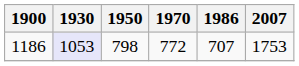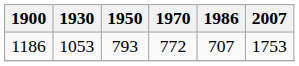(77, 46) lavender background -> (77, 46) no background
(125, 46) 798 -> (125, 46) 793
